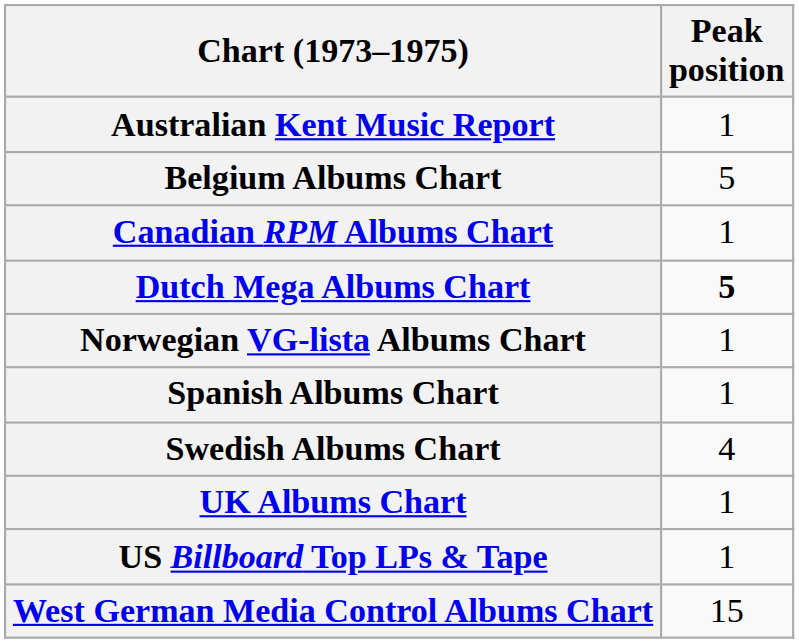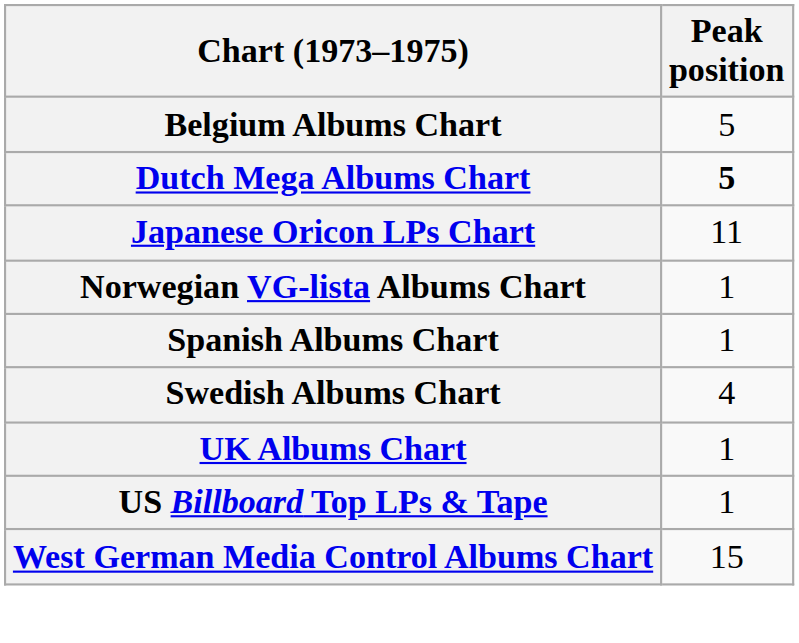- row: (333, 123)
- row: (333, 232)
+ row: (333, 232)
